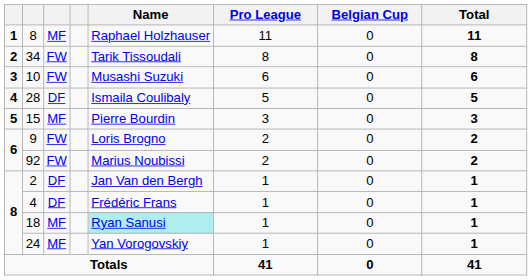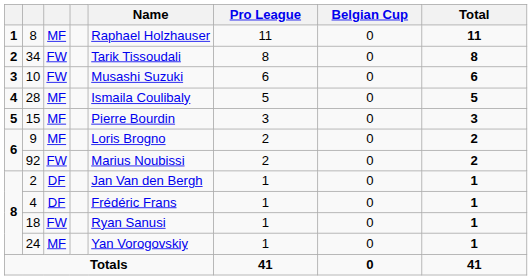(57, 98) DF -> (57, 98) MF
(57, 139) FW -> (57, 139) MF
(57, 222) MF -> (57, 222) FW
(128, 222) paleturquoise background -> (128, 222) no background
